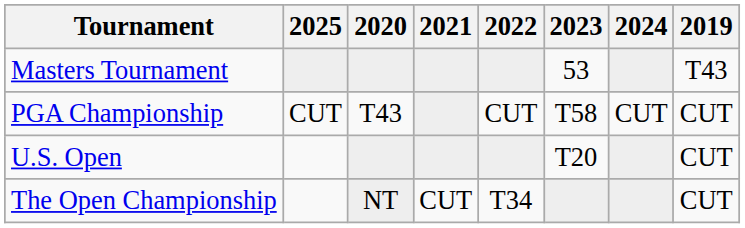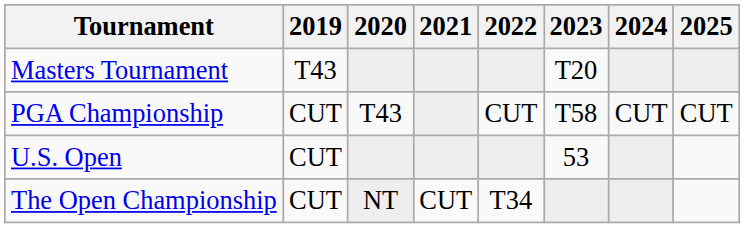columns swapped: (706, 26) <-> (315, 26)
(576, 70) 53 -> (576, 70) T20
(576, 157) T20 -> (576, 157) 53
